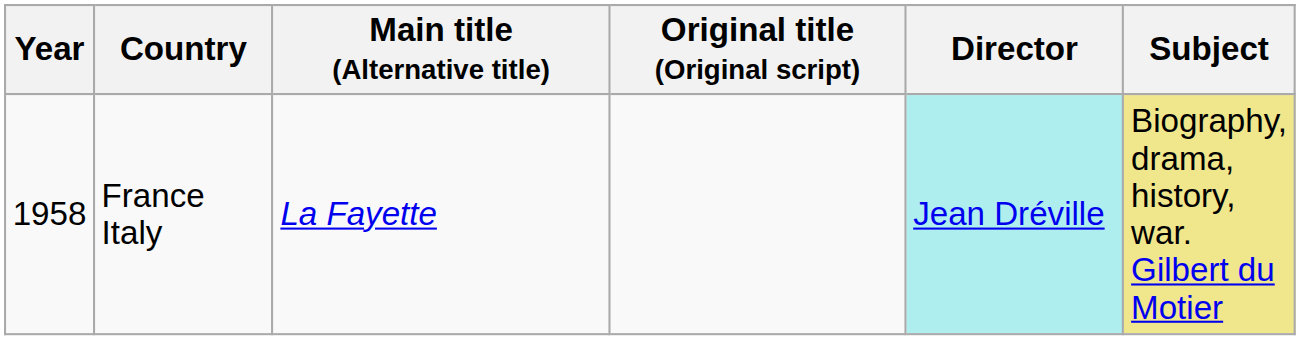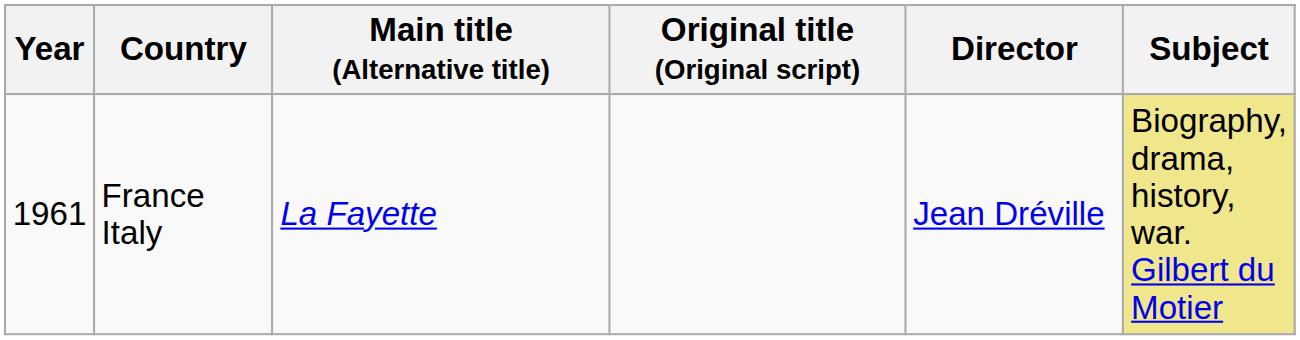(50, 213) 1958 -> (50, 213) 1961
(1009, 213) paleturquoise background -> (1009, 213) no background
